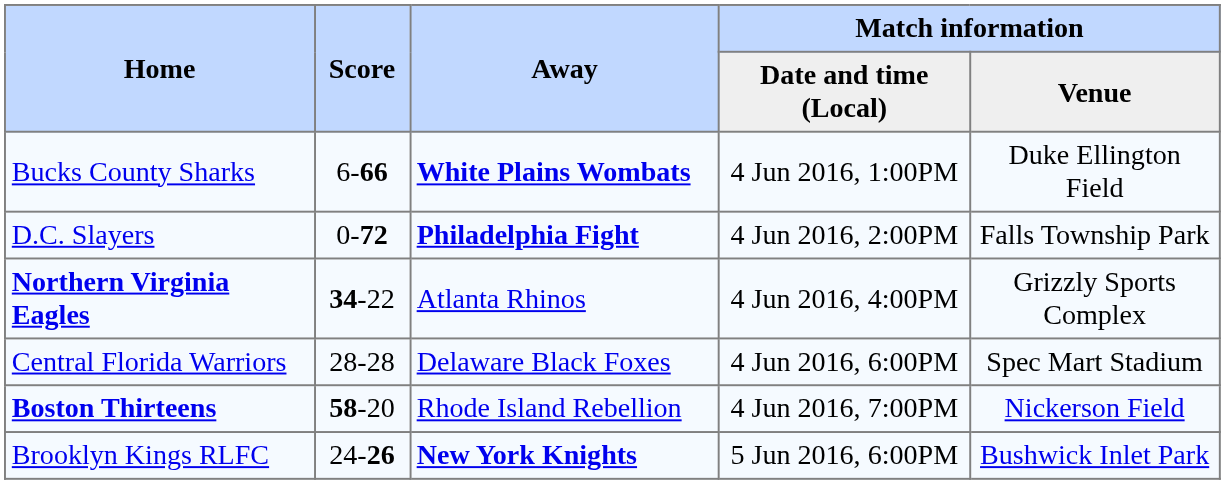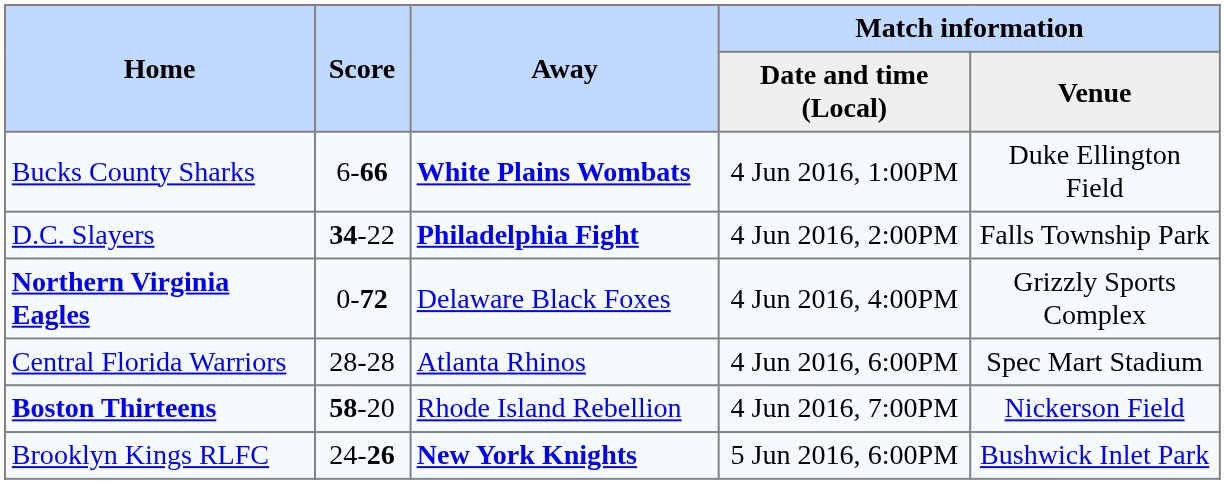(362, 234) 0-72 -> (362, 234) 34-22
(362, 297) 34-22 -> (362, 297) 0-72
(501, 297) Atlanta Rhinos -> (544, 297) Delaware Black Foxes
(544, 361) Delaware Black Foxes -> (501, 361) Atlanta Rhinos
